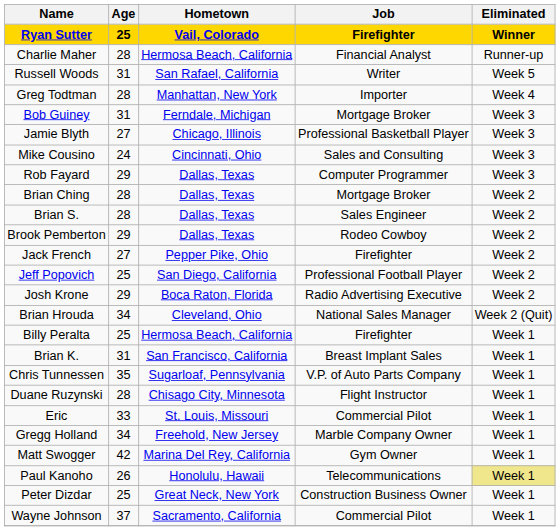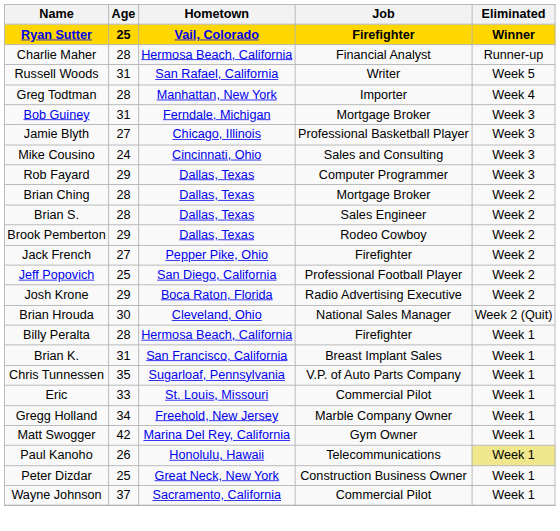(123, 315) 34 -> (123, 315) 30
(123, 335) 25 -> (123, 335) 28
- row: (56, 395)
